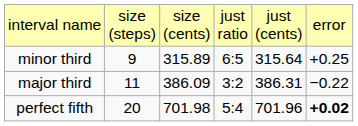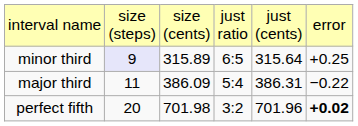(132, 58) no background -> (132, 58) lavender background
(233, 83) 3:2 -> (233, 83) 5:4
(233, 108) 5:4 -> (233, 108) 3:2
